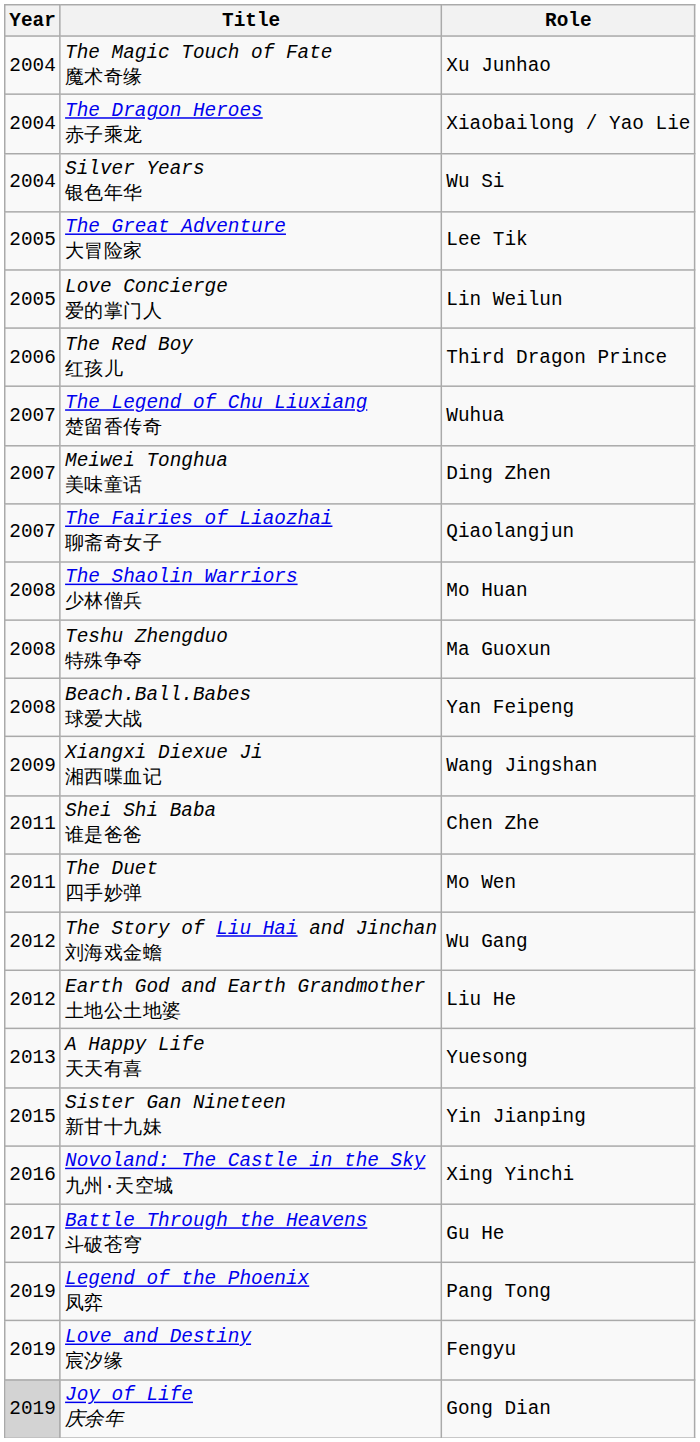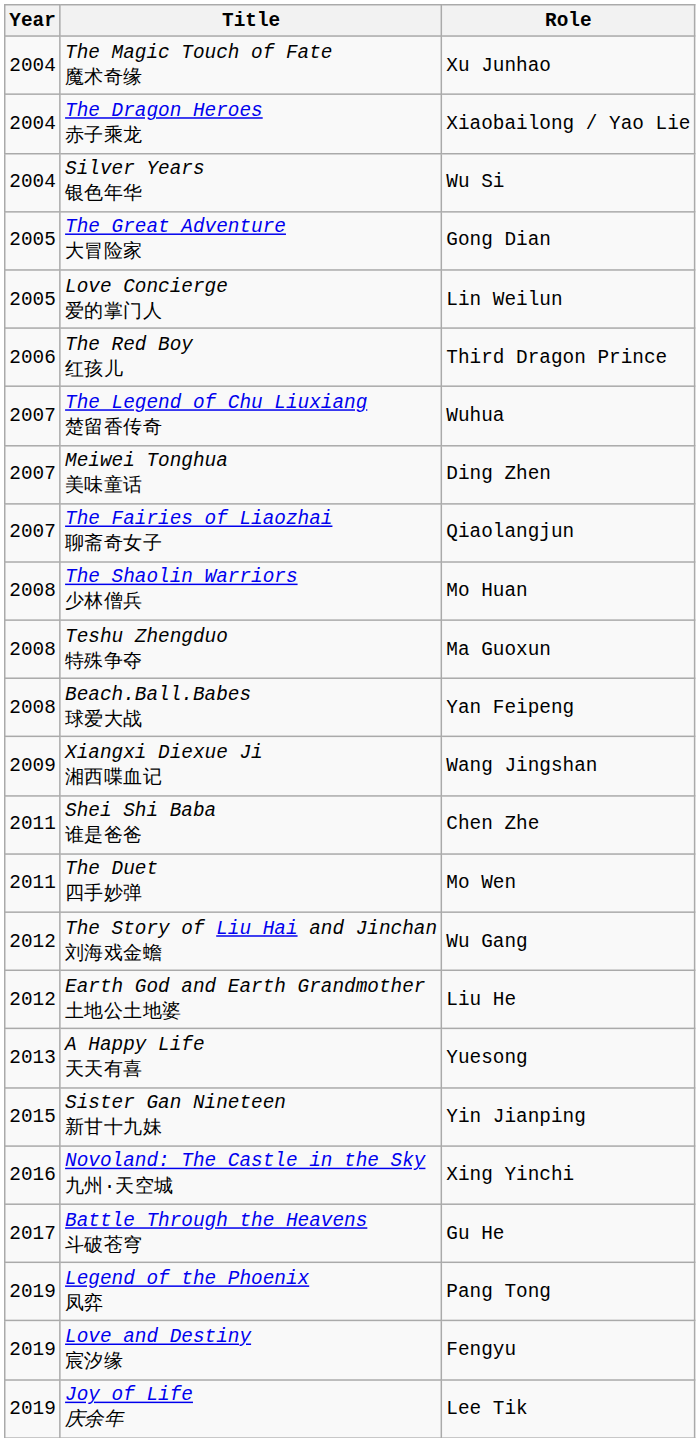(487, 241) Lee Tik -> (499, 241) Gong Dian
(33, 1408) lightgrey background -> (33, 1408) no background
(499, 1408) Gong Dian -> (487, 1408) Lee Tik
